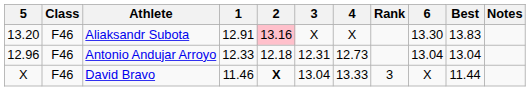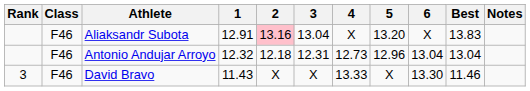columns swapped: (390, 14) <-> (23, 14)
(314, 34) X -> (313, 34) 13.04
(427, 34) 13.30 -> (427, 34) X
(238, 55) 12.33 -> (237, 55) 12.32
(238, 75) 11.46 -> (237, 75) 11.43
(276, 75) bold -> (275, 75) normal
(314, 75) 13.04 -> (313, 75) X
(427, 75) X -> (427, 75) 13.30
(465, 75) 11.44 -> (465, 75) 11.46
